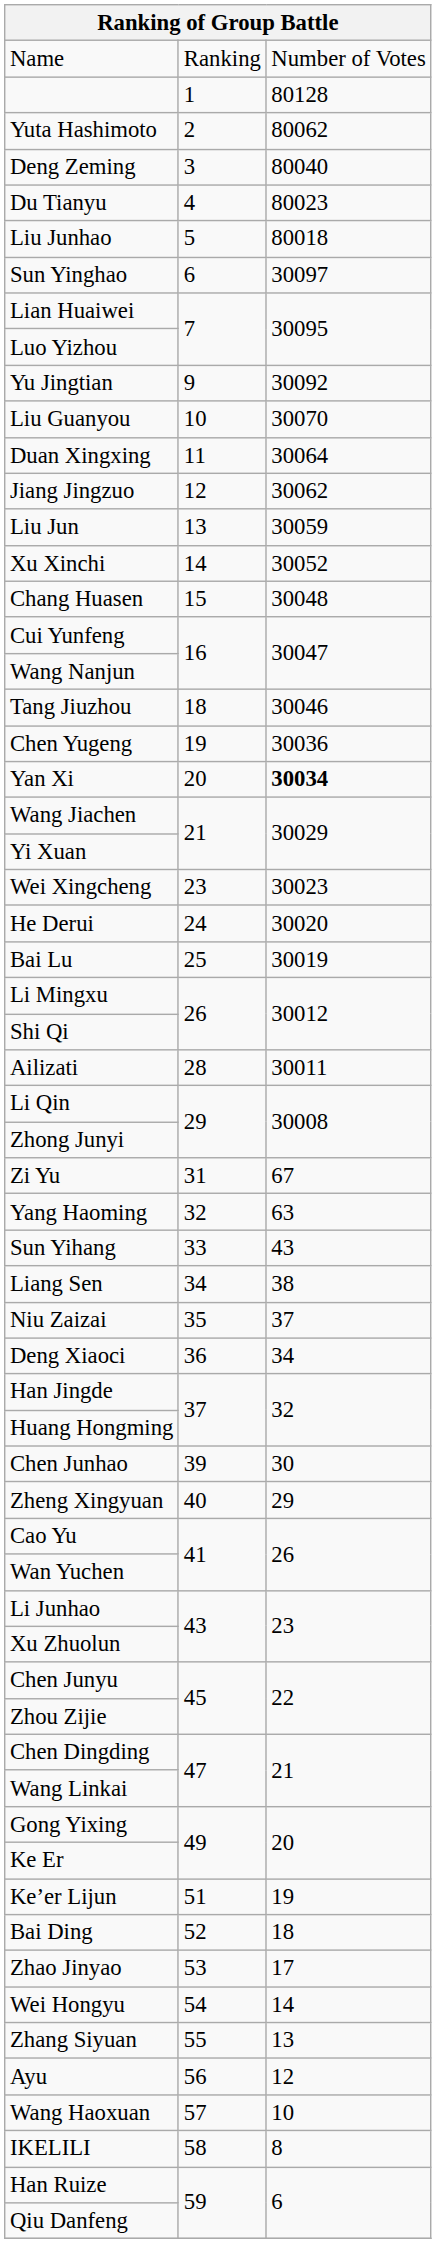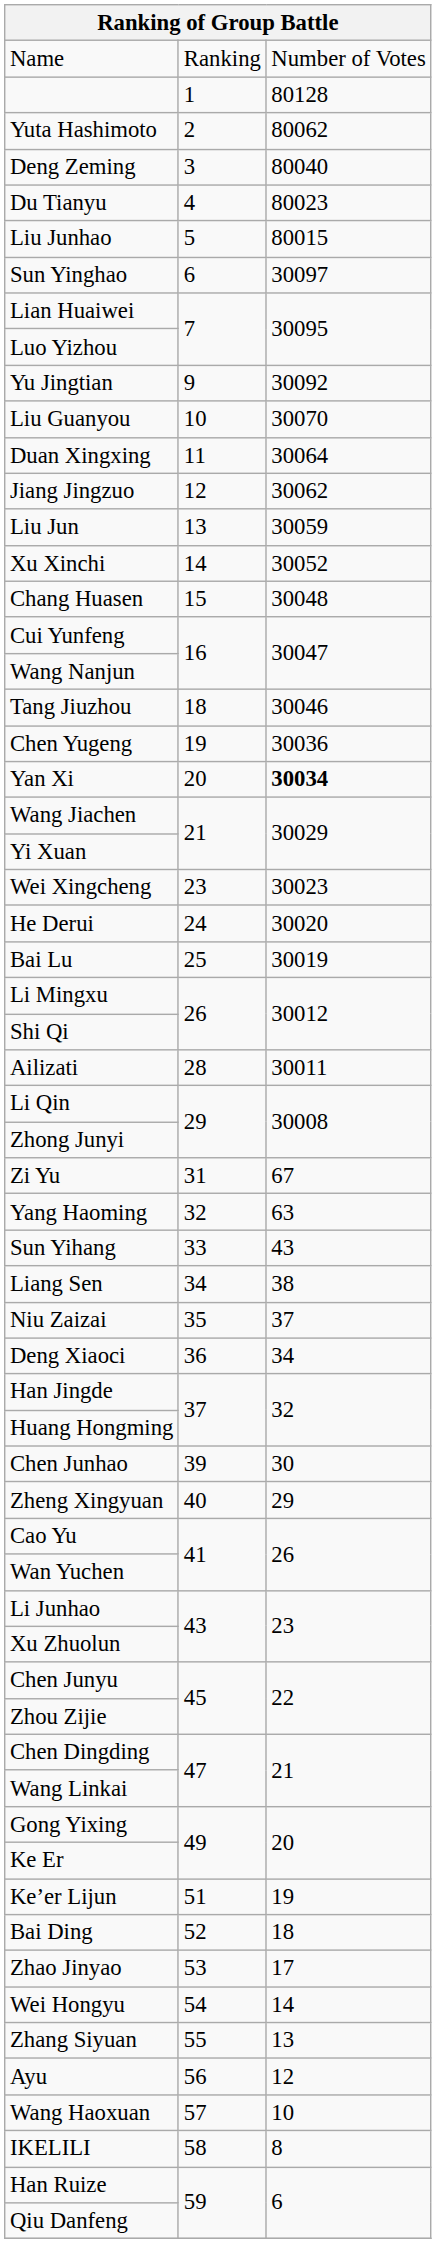(300, 238) 80018 -> (300, 238) 80015
